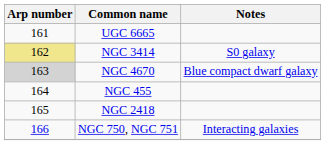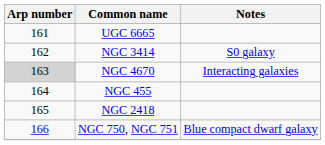(40, 52) khaki background -> (40, 52) no background
(251, 71) Blue compact dwarf galaxy -> (251, 71) Interacting galaxies
(251, 129) Interacting galaxies -> (251, 129) Blue compact dwarf galaxy
